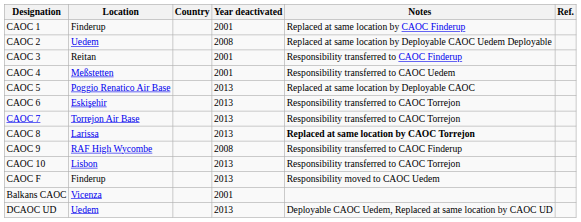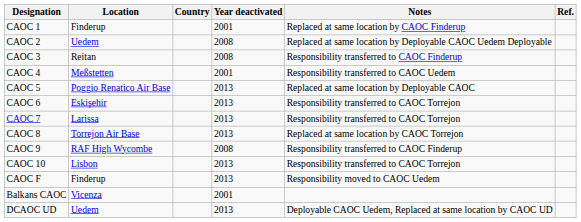(224, 57) 2001 -> (224, 57) 2008
(105, 118) Torrejon Air Base -> (85, 118) Larissa
(85, 133) Larissa -> (105, 133) Torrejon Air Base
(381, 133) bold -> (375, 133) normal
